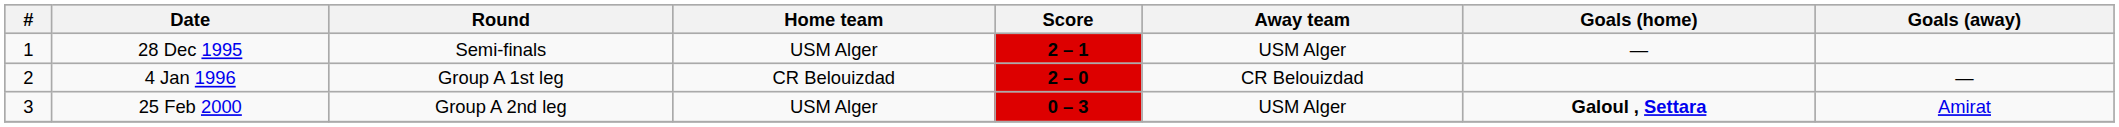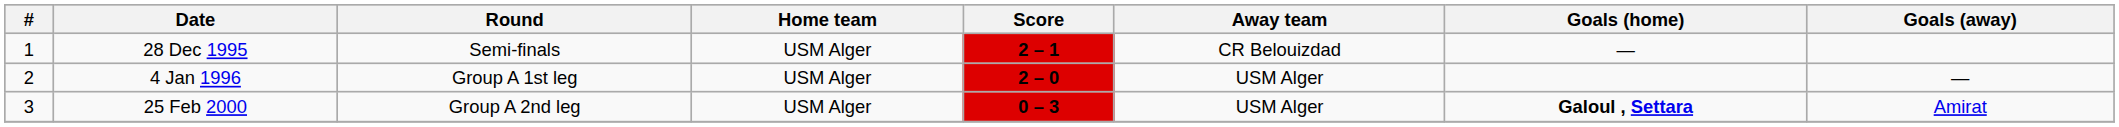(1302, 48) USM Alger -> (1280, 48) CR Belouizdad
(834, 77) CR Belouizdad -> (827, 77) USM Alger
(1302, 77) CR Belouizdad -> (1280, 77) USM Alger
